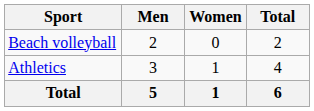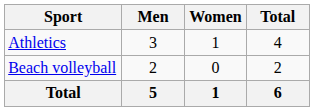rows swapped: (37, 67) <-> (62, 42)
